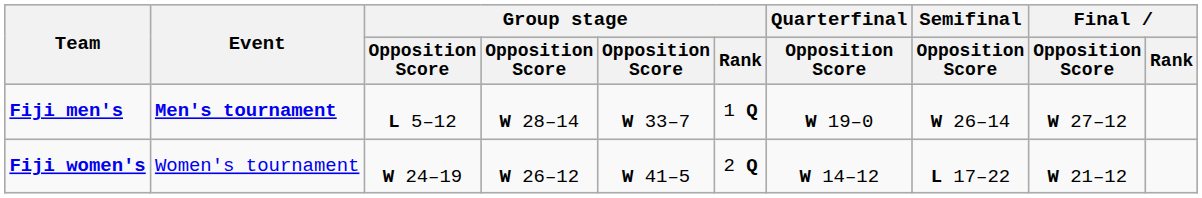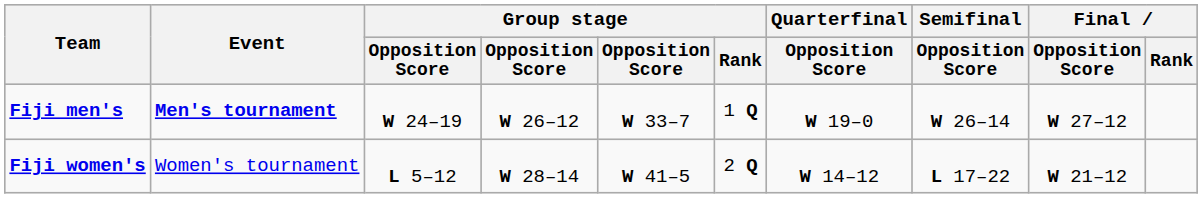(422, 123) L 5–12 -> (422, 123) W 24–19
(539, 123) W 28–14 -> (539, 123) W 26–12
(422, 177) W 24–19 -> (422, 177) L 5–12
(539, 177) W 26–12 -> (539, 177) W 28–14
